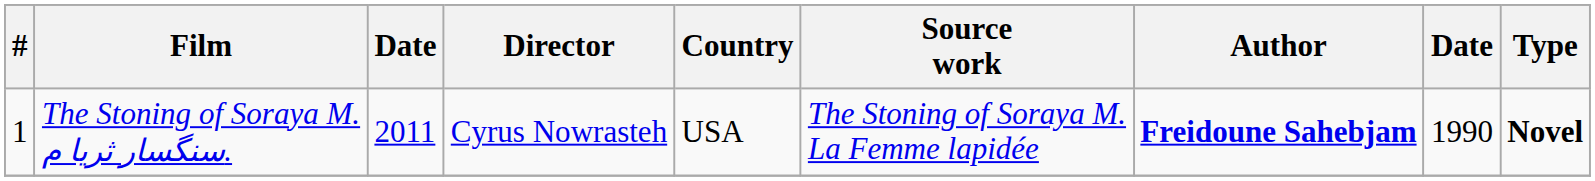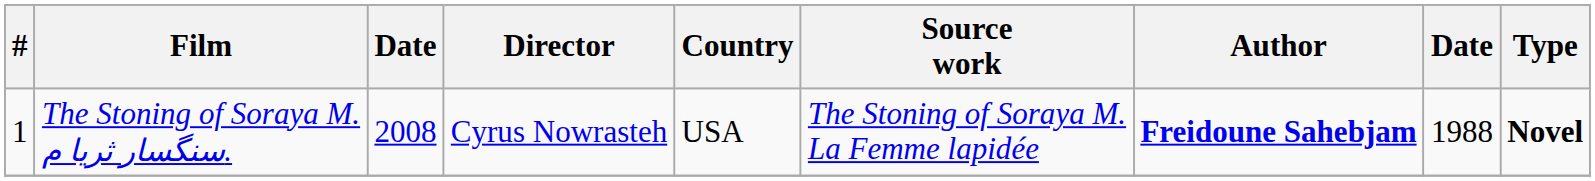(405, 131) 2011 -> (405, 131) 2008
(1462, 131) 1990 -> (1462, 131) 1988
